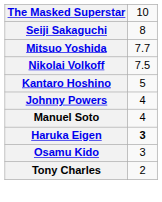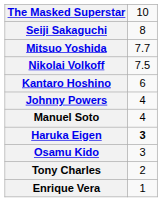(143, 83) 5 -> (143, 83) 6
+ row: (66, 188)
